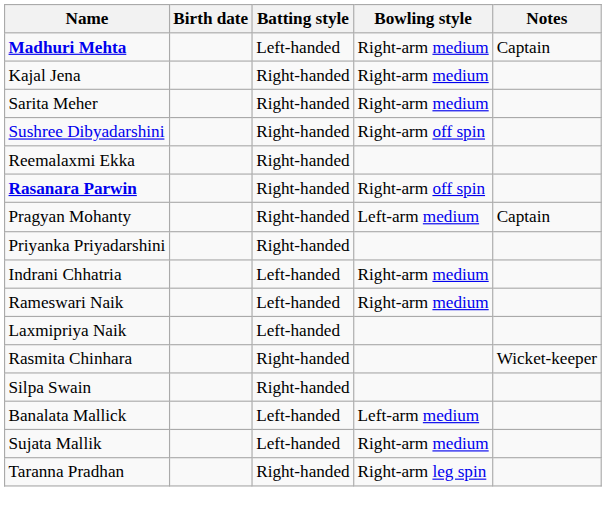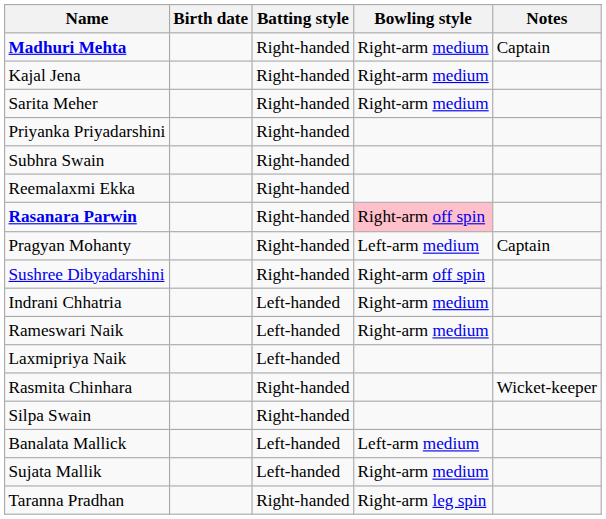(298, 47) Left-handed -> (303, 47) Right-handed
rows swapped: (86, 132) <-> (87, 245)
+ row: (56, 160)
(421, 188) no background -> (421, 217) pink background
